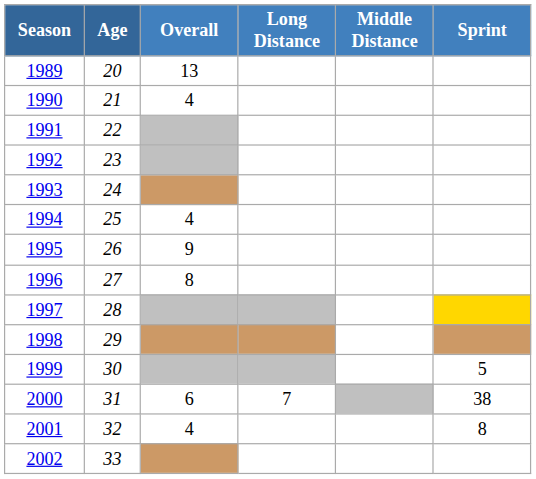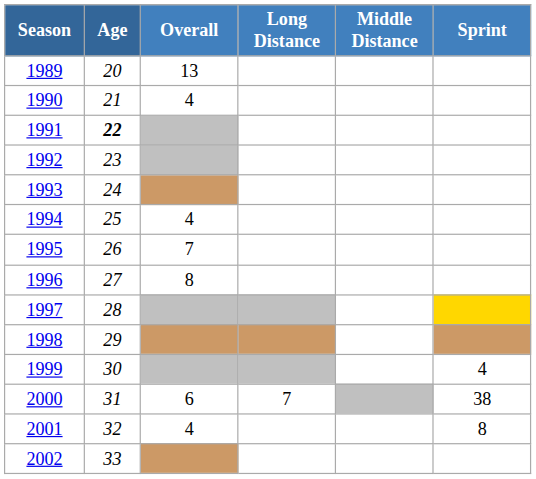(112, 130) normal -> (112, 130) bold
(189, 249) 9 -> (189, 249) 7
(482, 369) 5 -> (482, 369) 4
